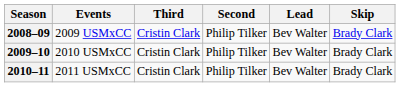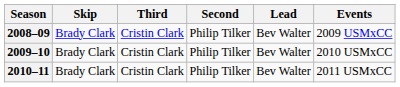columns swapped: (363, 14) <-> (93, 14)
